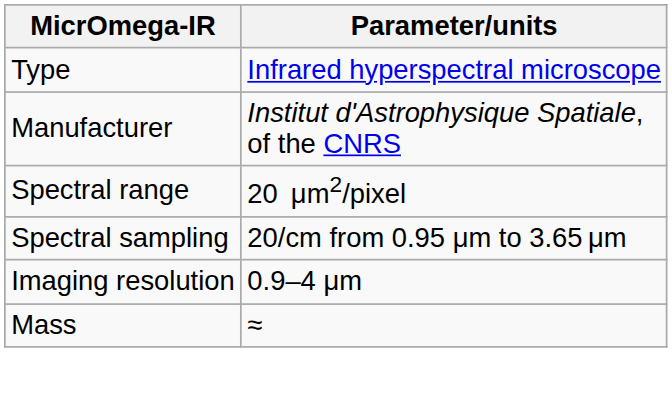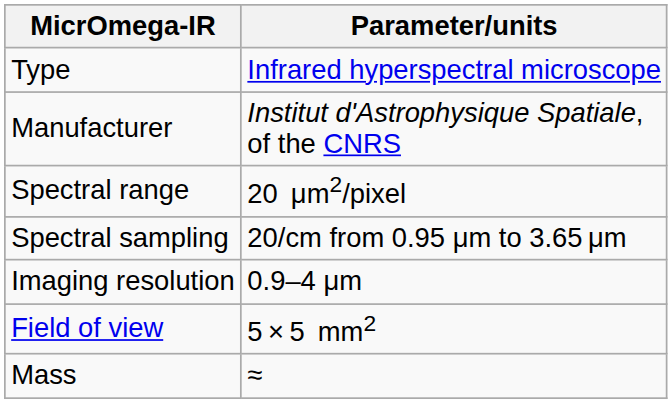+ row: (87, 328)
